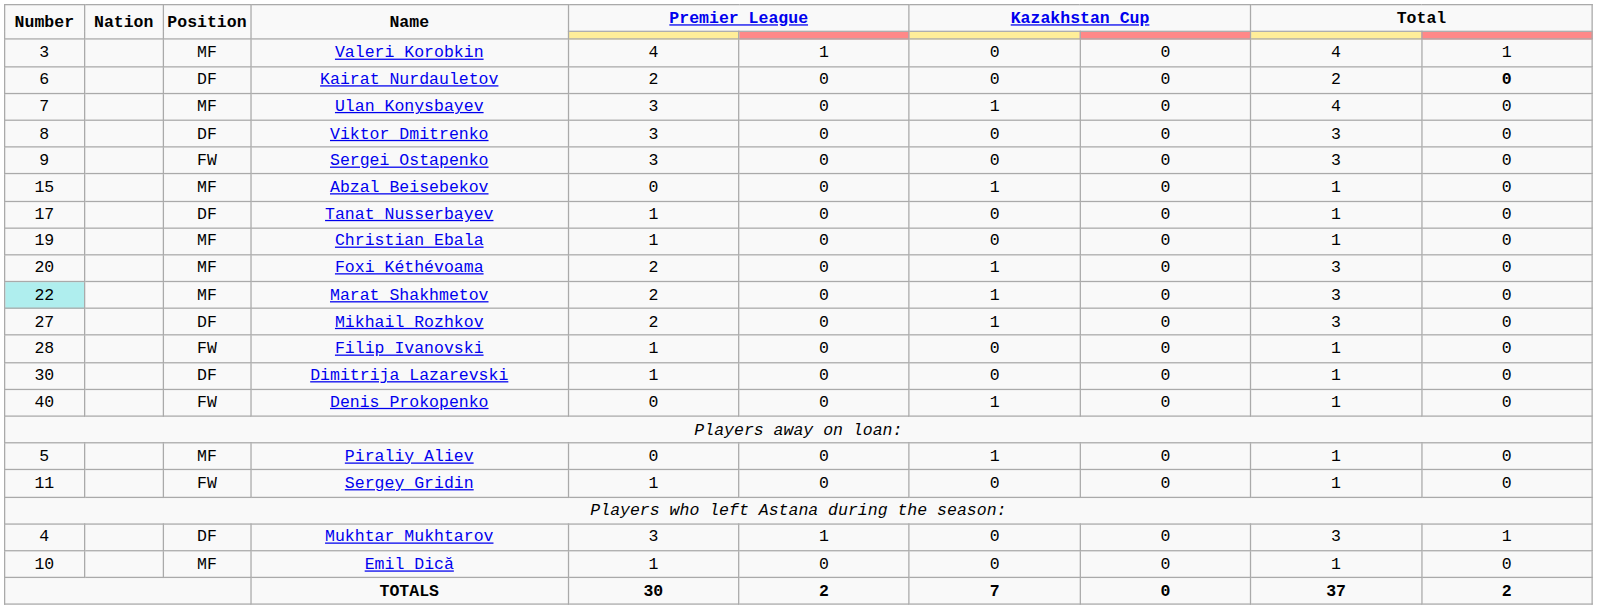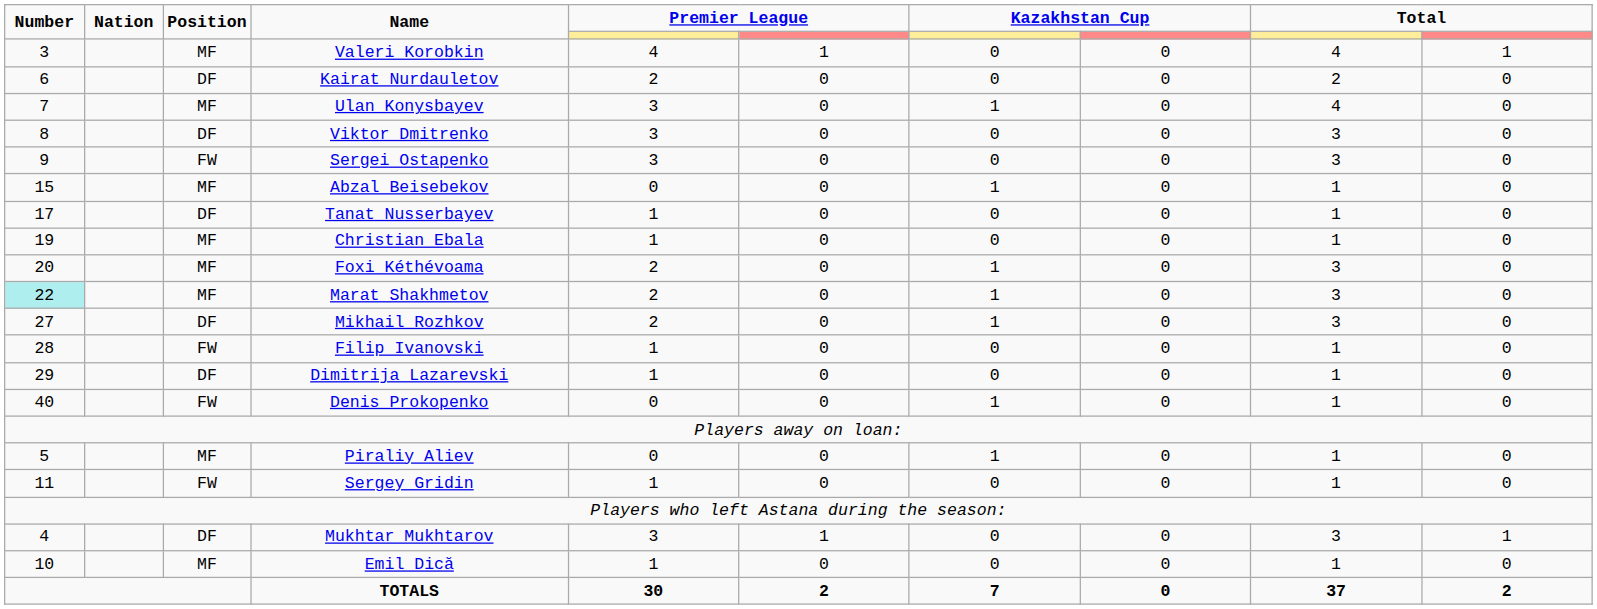(1507, 80) bold -> (1507, 80) normal
(44, 376) 30 -> (44, 376) 29
